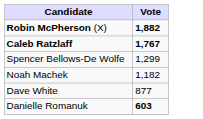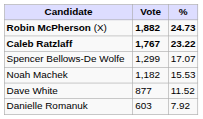+ column: (183, 12)
(143, 106) bold -> (143, 106) normal
